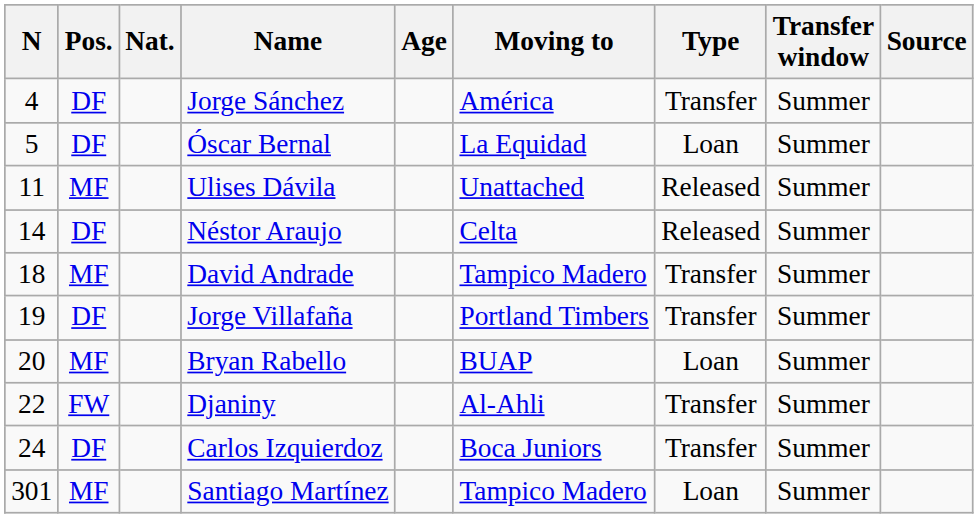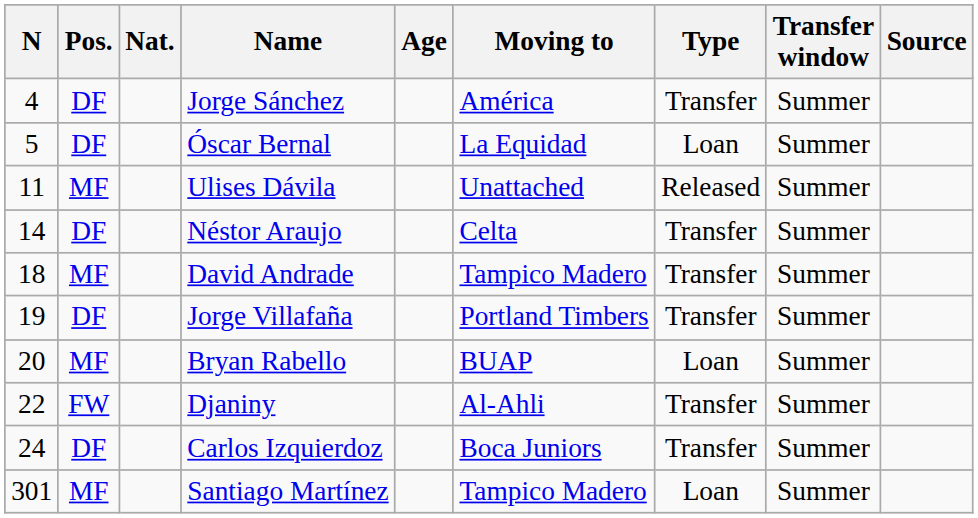(711, 230) Released -> (711, 230) Transfer
